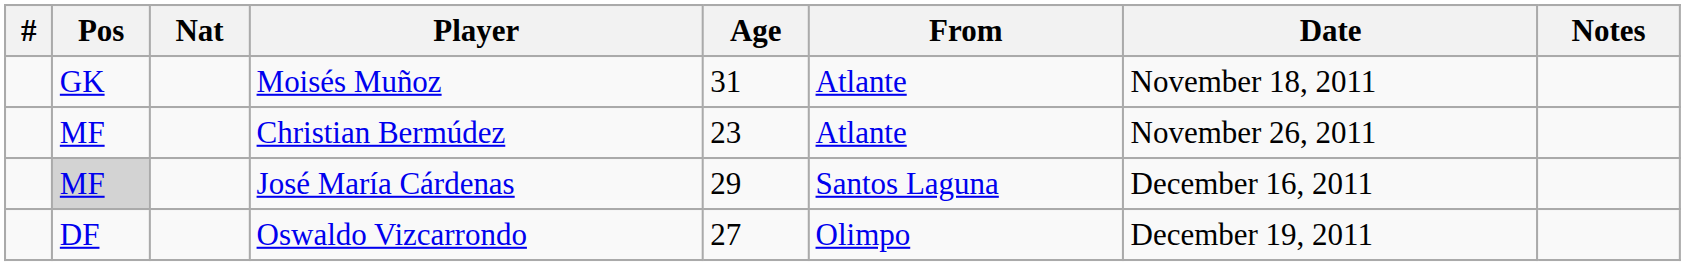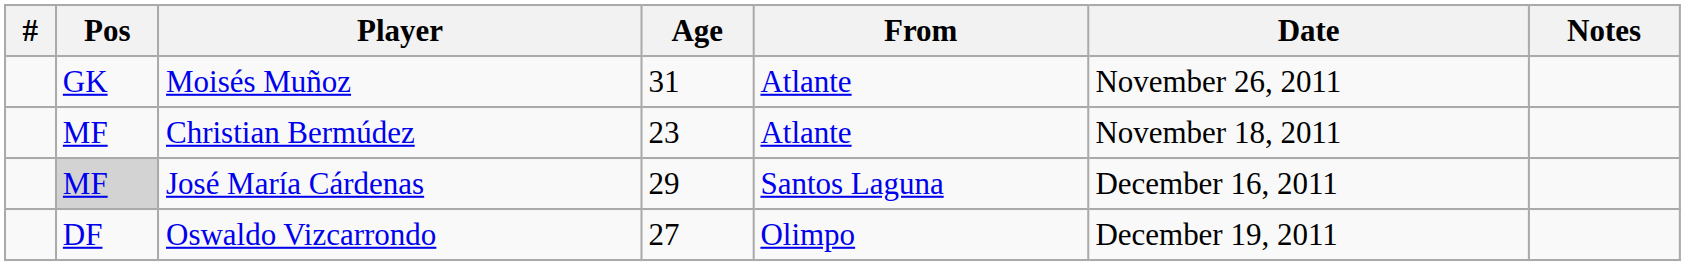- column: (199, 30)
(1253, 81) November 18, 2011 -> (1218, 81) November 26, 2011
(1253, 132) November 26, 2011 -> (1218, 132) November 18, 2011
